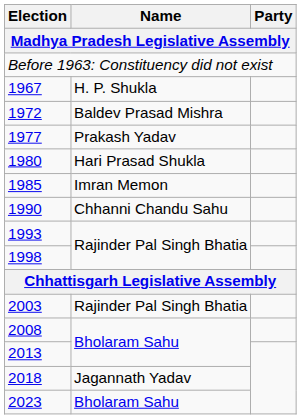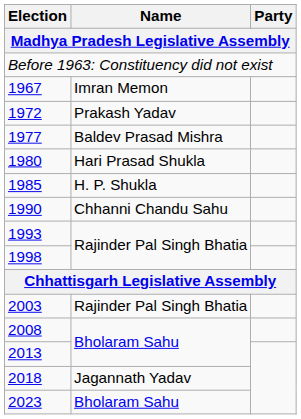(115, 88) H. P. Shukla -> (121, 88) Imran Memon
(148, 112) Baldev Prasad Mishra -> (125, 112) Prakash Yadav
(125, 137) Prakash Yadav -> (148, 137) Baldev Prasad Mishra
(121, 185) Imran Memon -> (115, 185) H. P. Shukla
